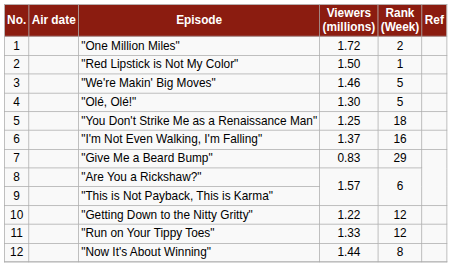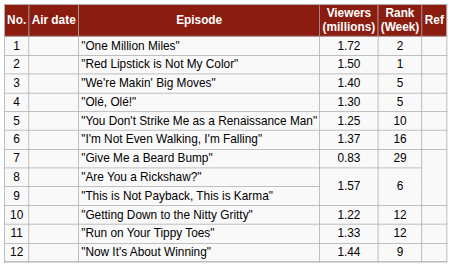(349, 83) 1.46 -> (349, 83) 1.40
(400, 121) 18 -> (400, 121) 10
(400, 252) 8 -> (400, 252) 9
